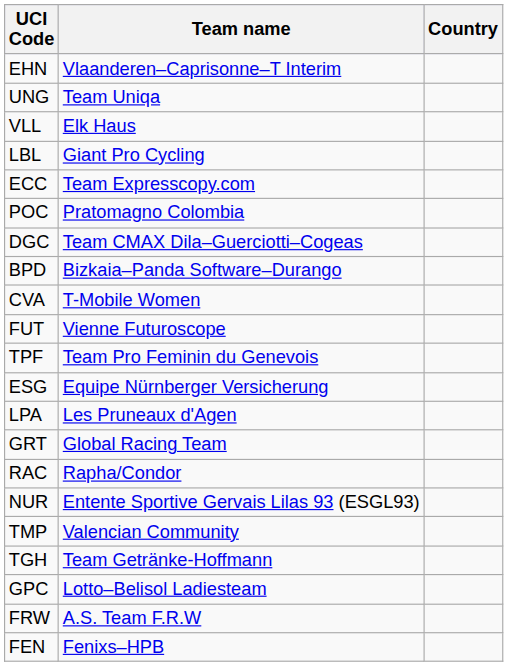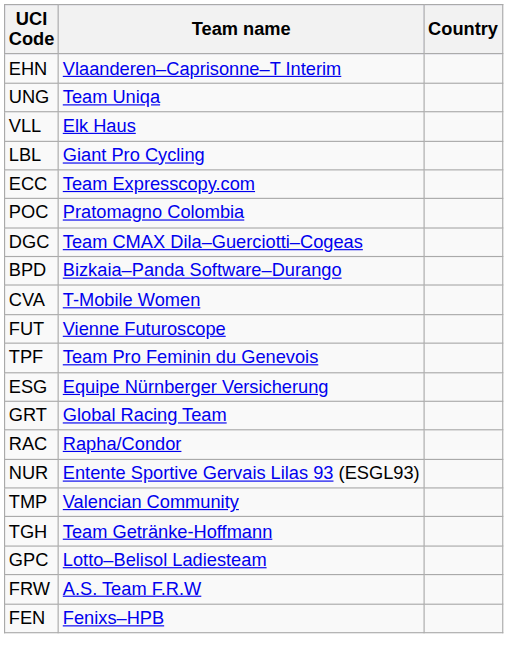- row: (25, 415)
